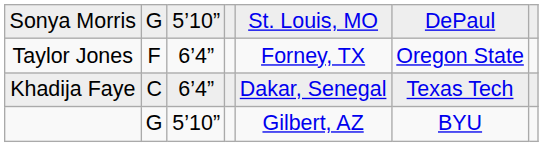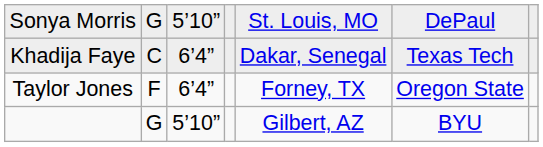rows swapped: (73, 55) <-> (73, 89)
